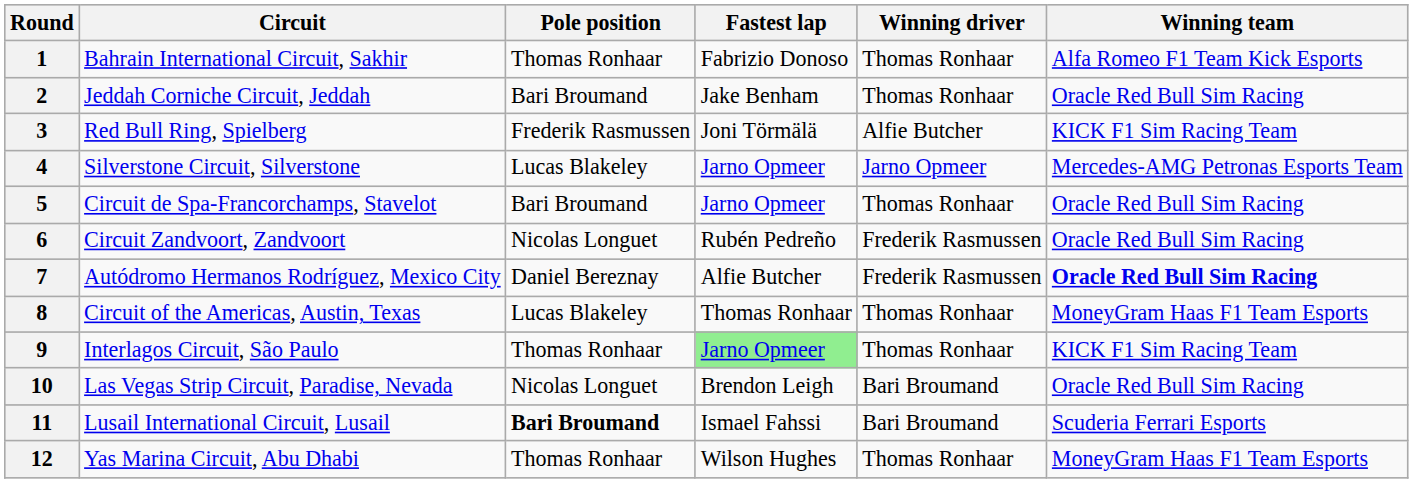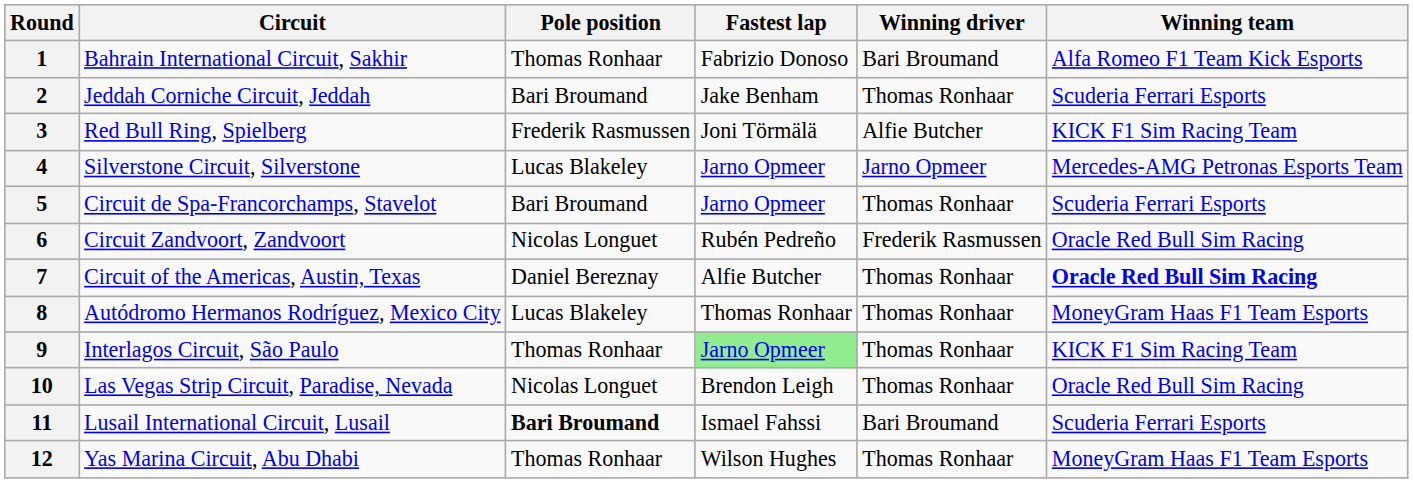(938, 58) Thomas Ronhaar -> (930, 58) Bari Broumand
(1178, 94) Oracle Red Bull Sim Racing -> (1159, 94) Scuderia Ferrari Esports
(1178, 204) Oracle Red Bull Sim Racing -> (1159, 204) Scuderia Ferrari Esports
(292, 276) Autódromo Hermanos Rodríguez, Mexico City -> (252, 276) Circuit of the Americas, Austin, Texas
(952, 276) Frederik Rasmussen -> (938, 276) Thomas Ronhaar
(252, 313) Circuit of the Americas, Austin, Texas -> (292, 313) Autódromo Hermanos Rodríguez, Mexico City
(930, 385) Bari Broumand -> (938, 385) Thomas Ronhaar
